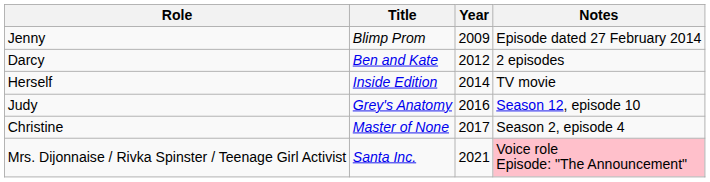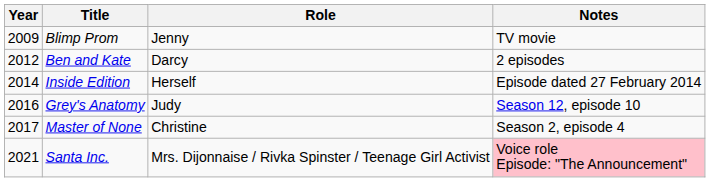columns swapped: (474, 15) <-> (177, 15)
(599, 37) Episode dated 27 February 2014 -> (526, 37) TV movie
(526, 82) TV movie -> (599, 82) Episode dated 27 February 2014
